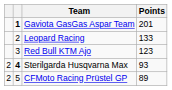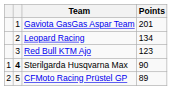(18, 24) bold -> (18, 24) normal
(146, 38) 133 -> (146, 38) 134
(9, 65) 2 -> (9, 65) 1
(144, 65) 93 -> (144, 65) 90
